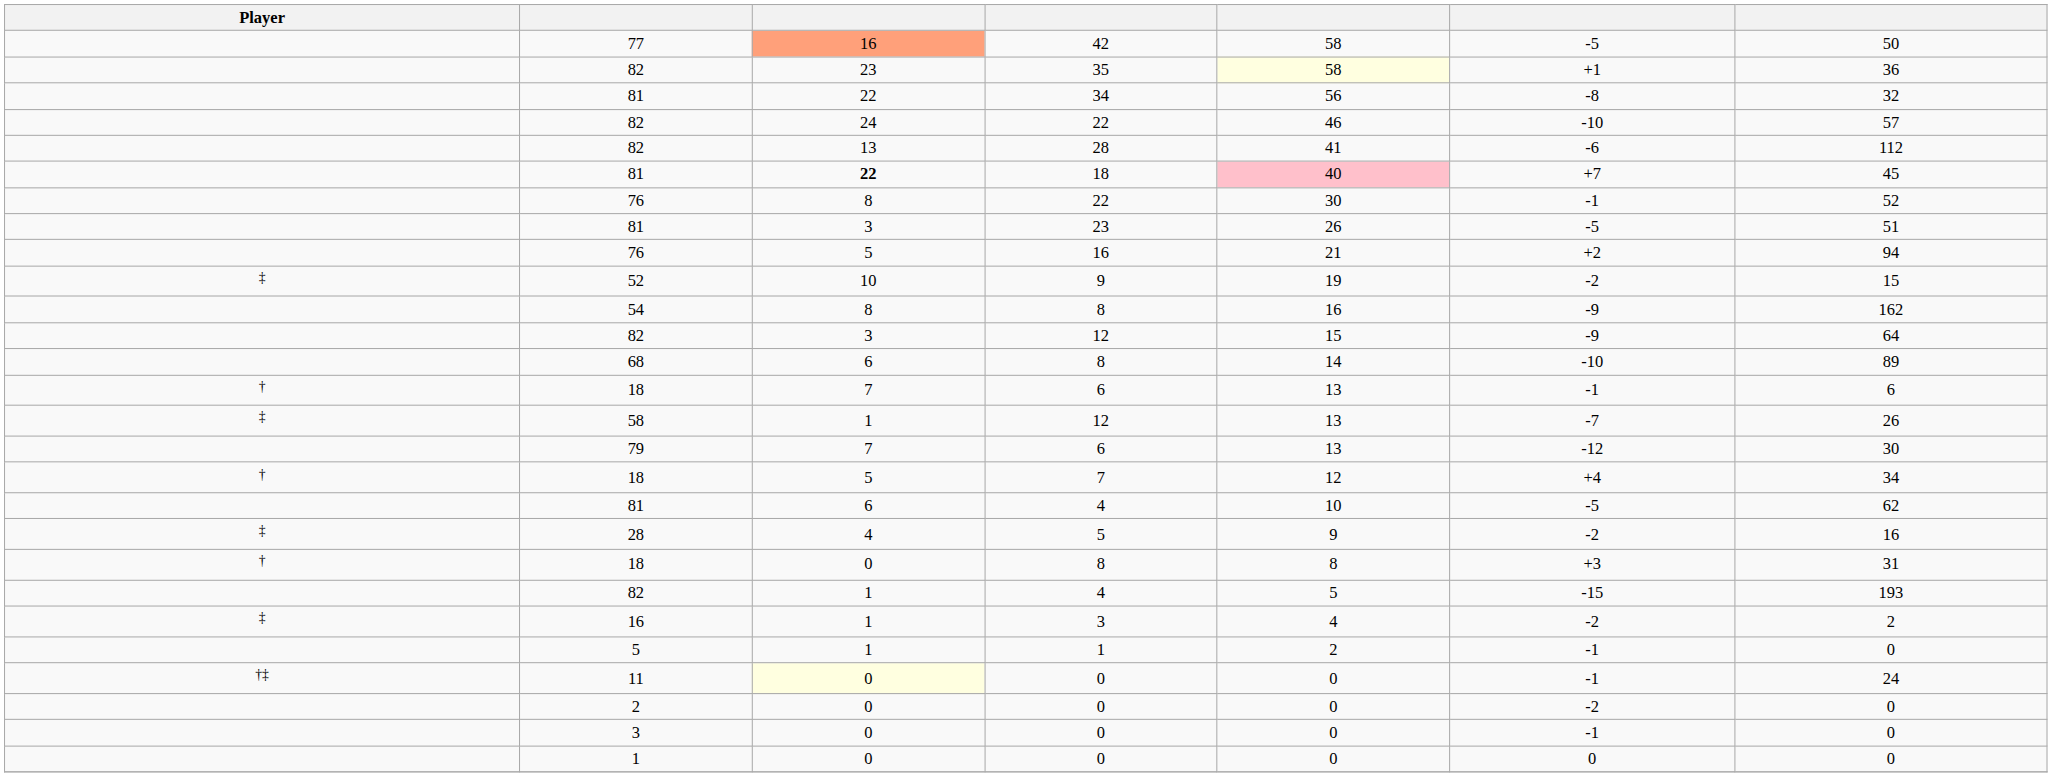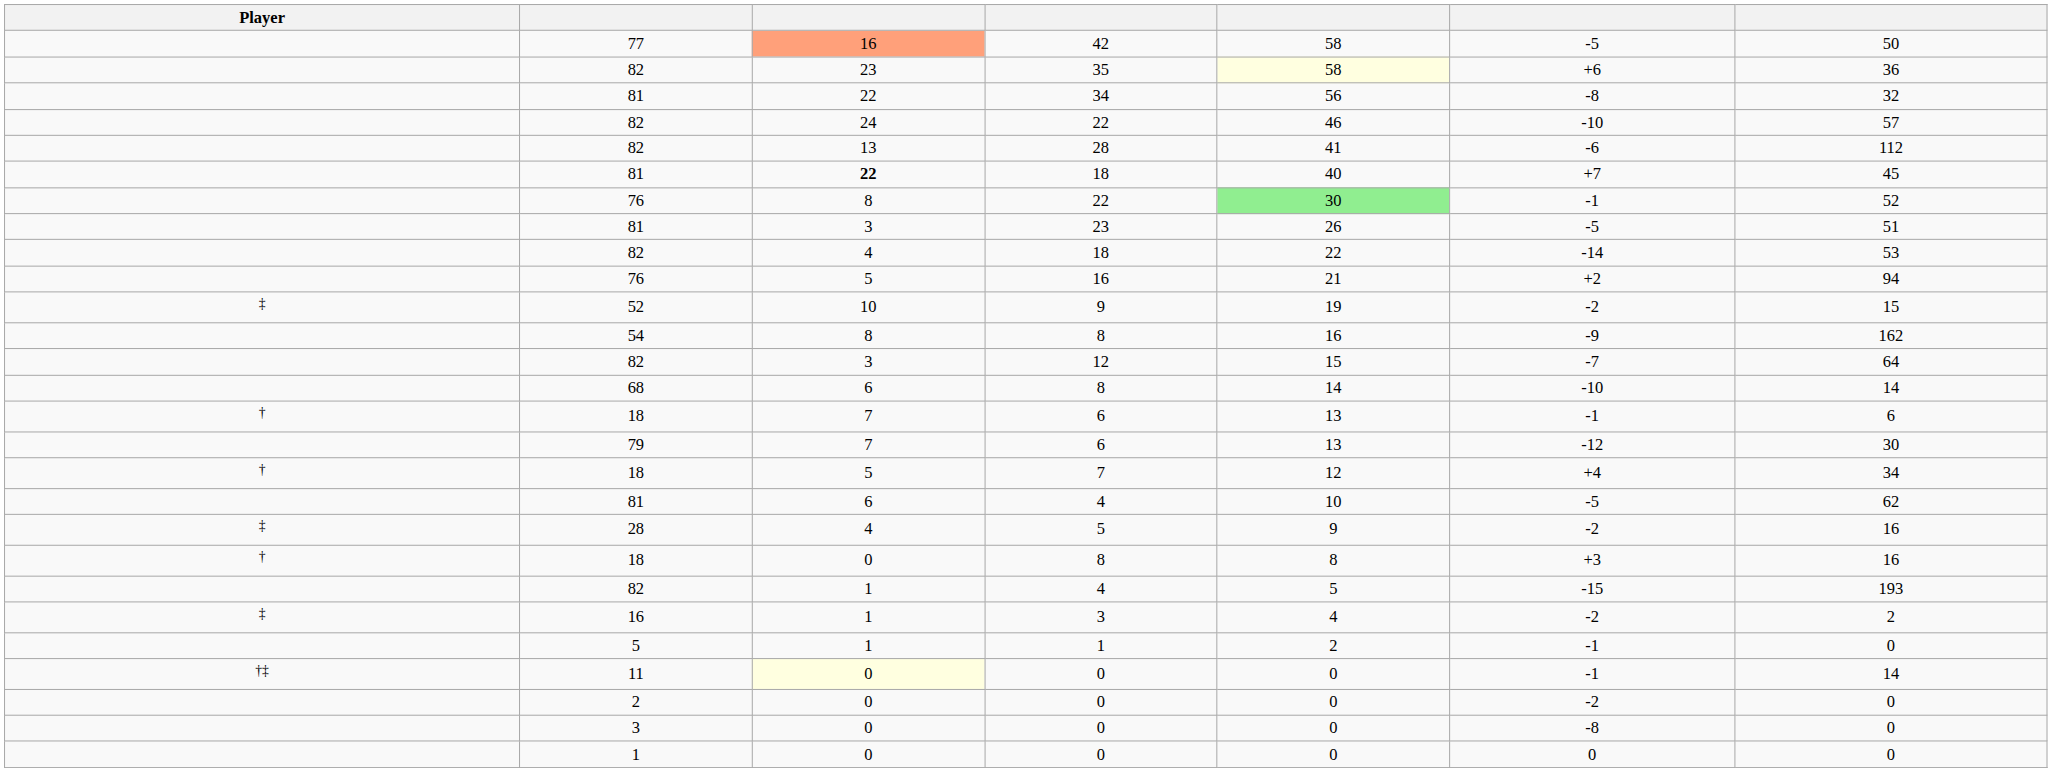(1592, 69) +1 -> (1592, 69) +6
(1333, 174) pink background -> (1333, 174) no background
(1333, 200) no background -> (1333, 200) lightgreen background
+ row: (636, 252)
(1592, 335) -9 -> (1592, 361) -7
(1891, 361) 89 -> (1891, 387) 14
- row: (636, 420)
(1891, 564) 31 -> (1891, 560) 16
(1891, 678) 24 -> (1891, 673) 14
(1592, 732) -1 -> (1592, 728) -8
